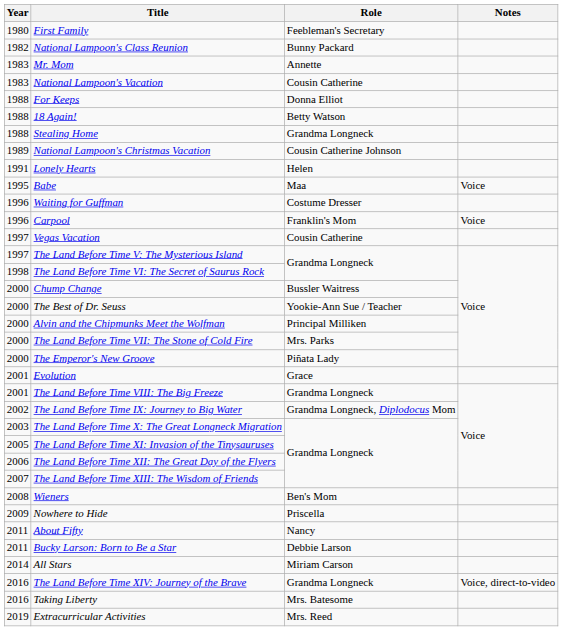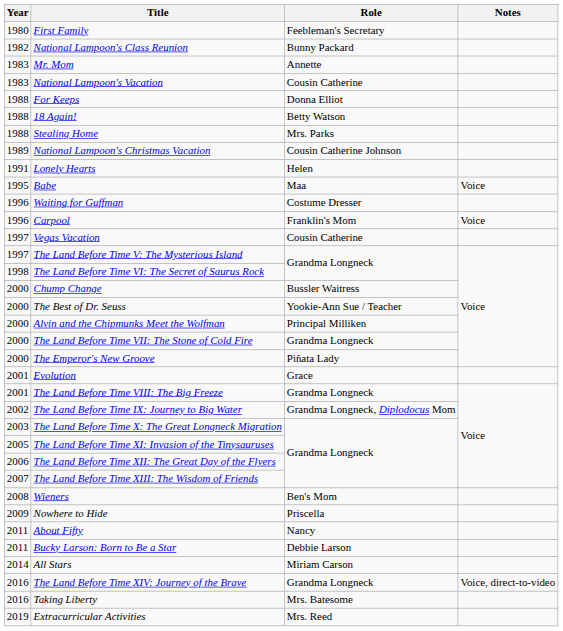(330, 133) Grandma Longneck -> (310, 133) Mrs. Parks
(310, 340) Mrs. Parks -> (330, 340) Grandma Longneck
